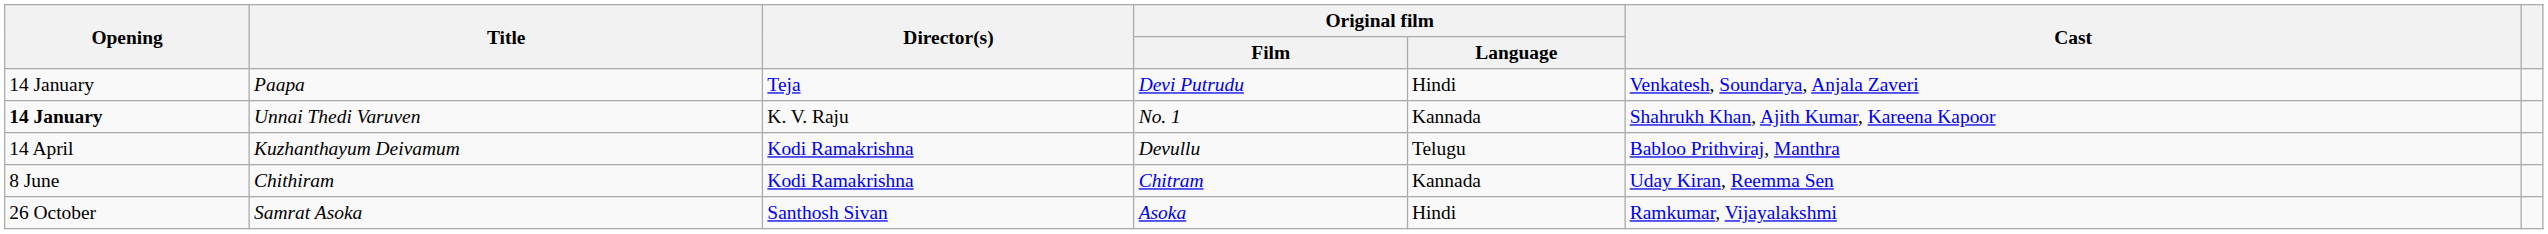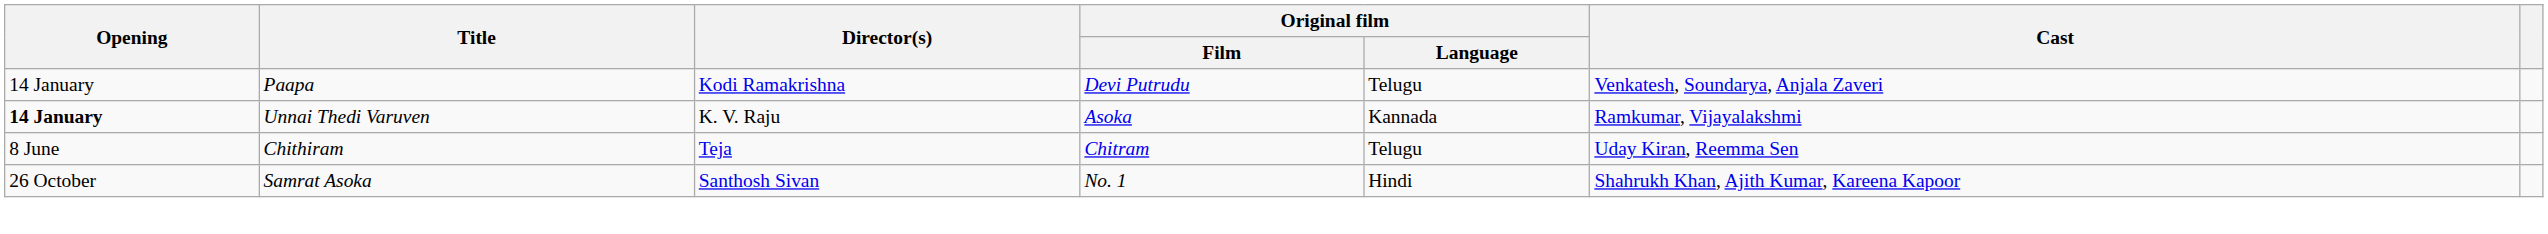(784, 84) Teja -> (772, 84) Kodi Ramakrishna
(1434, 84) Hindi -> (1395, 84) Telugu
(1160, 116) No. 1 -> (1108, 116) Asoka
(1813, 116) Shahrukh Khan, Ajith Kumar, Kareena Kapoor -> (1698, 116) Ramkumar, Vijayalakshmi
- row: (357, 149)
(841, 181) Kodi Ramakrishna -> (715, 149) Teja
(1446, 181) Kannada -> (1395, 149) Telugu
(1162, 213) Asoka -> (1105, 181) No. 1
(1733, 213) Ramkumar, Vijayalakshmi -> (1777, 181) Shahrukh Khan, Ajith Kumar, Kareena Kapoor
